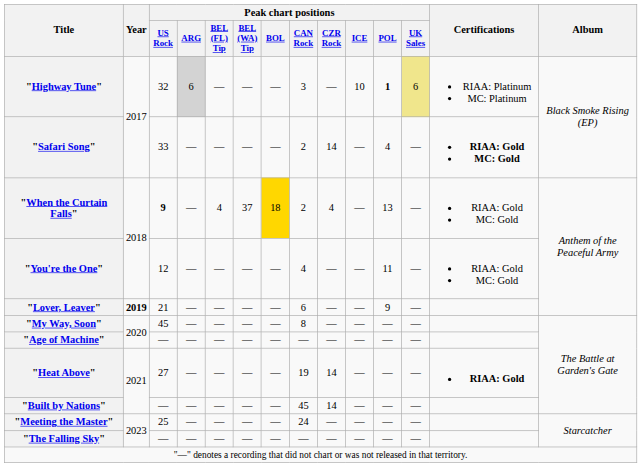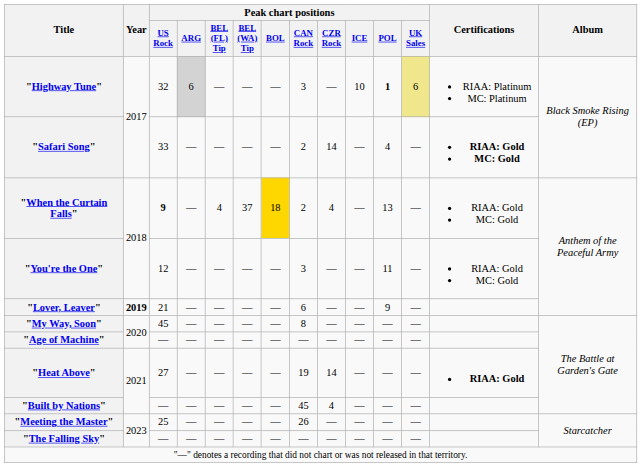(303, 268) 4 -> (303, 268) 3
(331, 405) 14 -> (331, 405) 4
(303, 422) 24 -> (303, 422) 26
